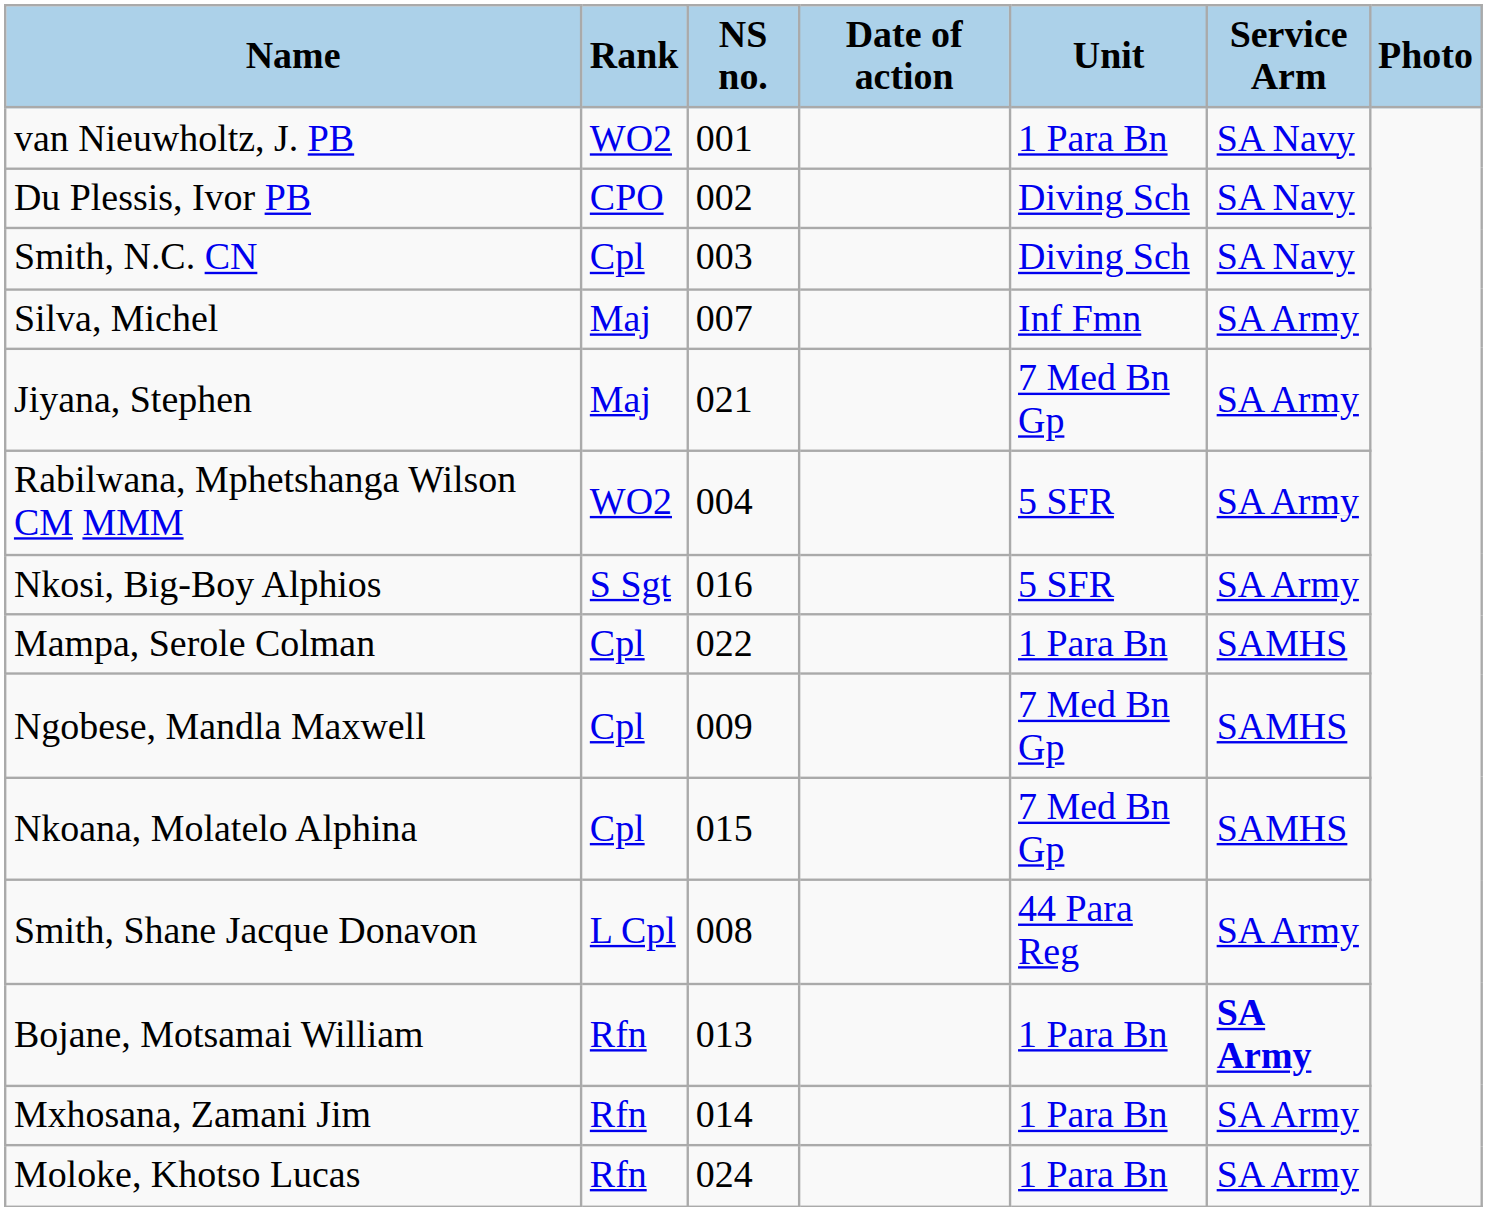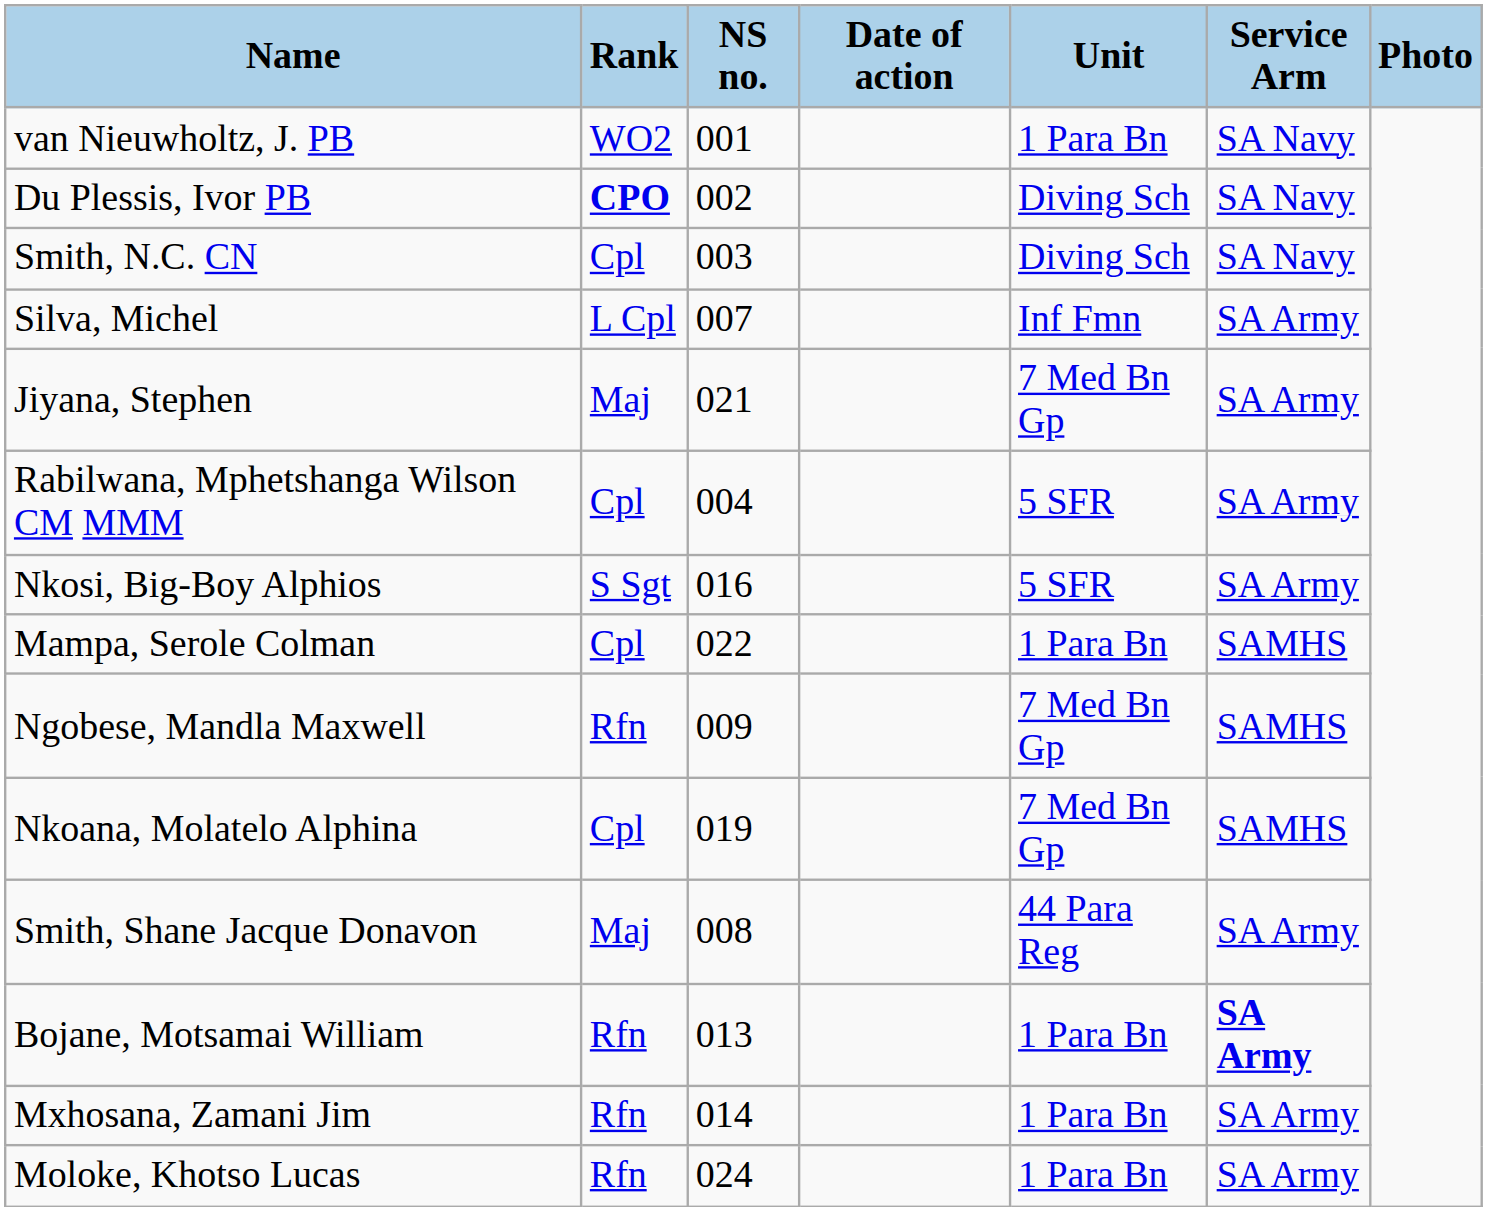(627, 197) normal -> (630, 197) bold
(620, 317) Maj -> (633, 317) L Cpl
(631, 502) WO2 -> (617, 502) Cpl
(617, 725) Cpl -> (618, 725) Rfn
(724, 827) 015 -> (724, 827) 019
(633, 930) L Cpl -> (620, 930) Maj
